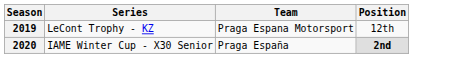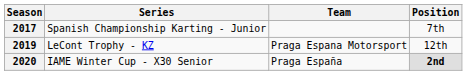+ row: (25, 29)
